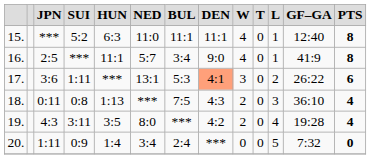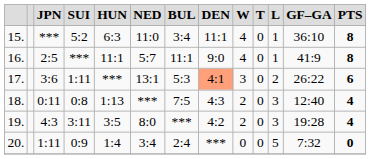(182, 36) 11:1 -> (182, 36) 3:4
(309, 36) 12:40 -> (309, 36) 36:10
(182, 57) 3:4 -> (182, 57) 11:1
(309, 100) 36:10 -> (309, 100) 12:40
(275, 121) 4 -> (275, 121) 3
